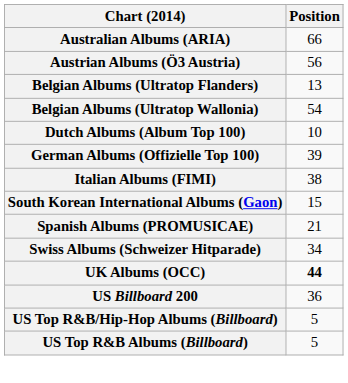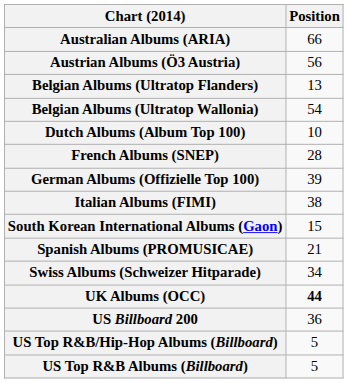+ row: (145, 156)
